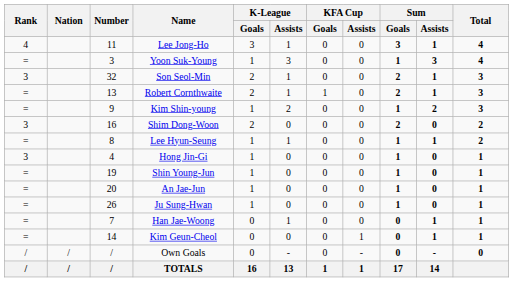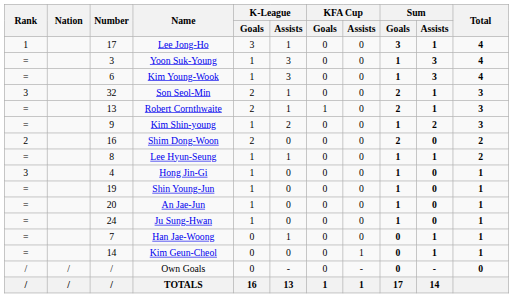(26, 44) 4 -> (26, 44) 1
(112, 44) 11 -> (112, 44) 17
+ row: (183, 76)
(26, 124) 3 -> (26, 141) 2
(112, 205) 26 -> (112, 221) 24
